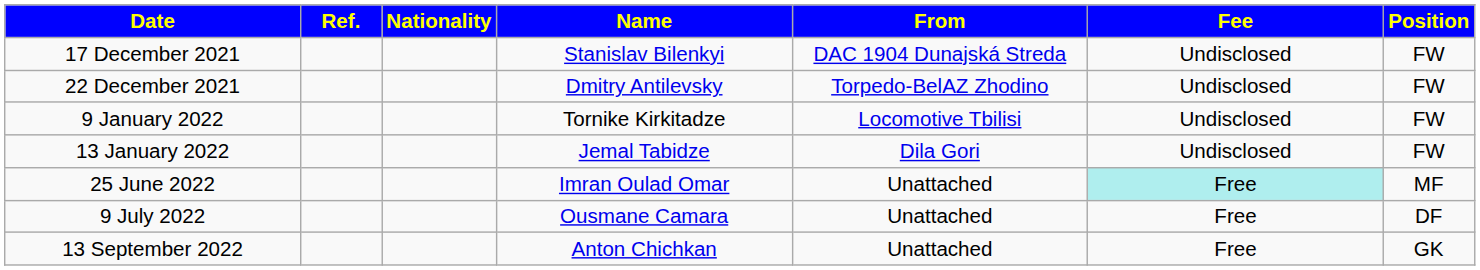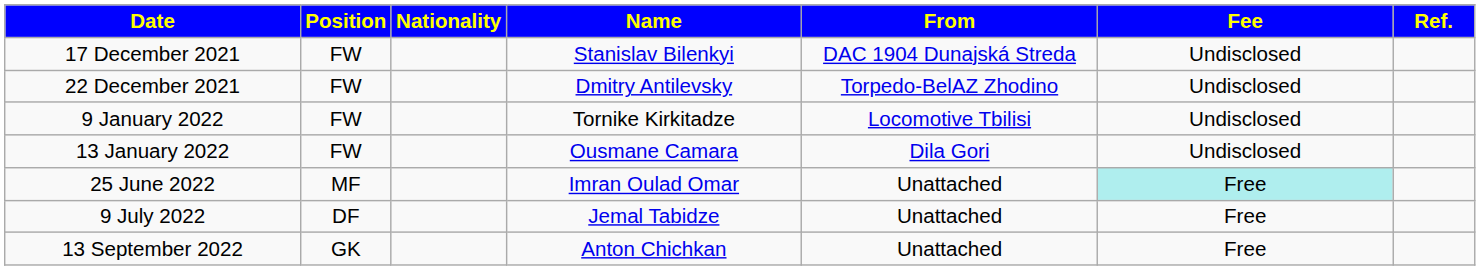columns swapped: (1429, 21) <-> (341, 21)
(644, 152) Jemal Tabidze -> (654, 152) Ousmane Camara
(644, 217) Ousmane Camara -> (654, 217) Jemal Tabidze
